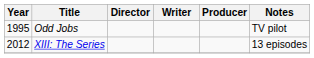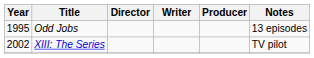(269, 28) TV pilot -> (279, 28) 13 episodes
(18, 45) 2012 -> (18, 45) 2002
(279, 45) 13 episodes -> (269, 45) TV pilot
